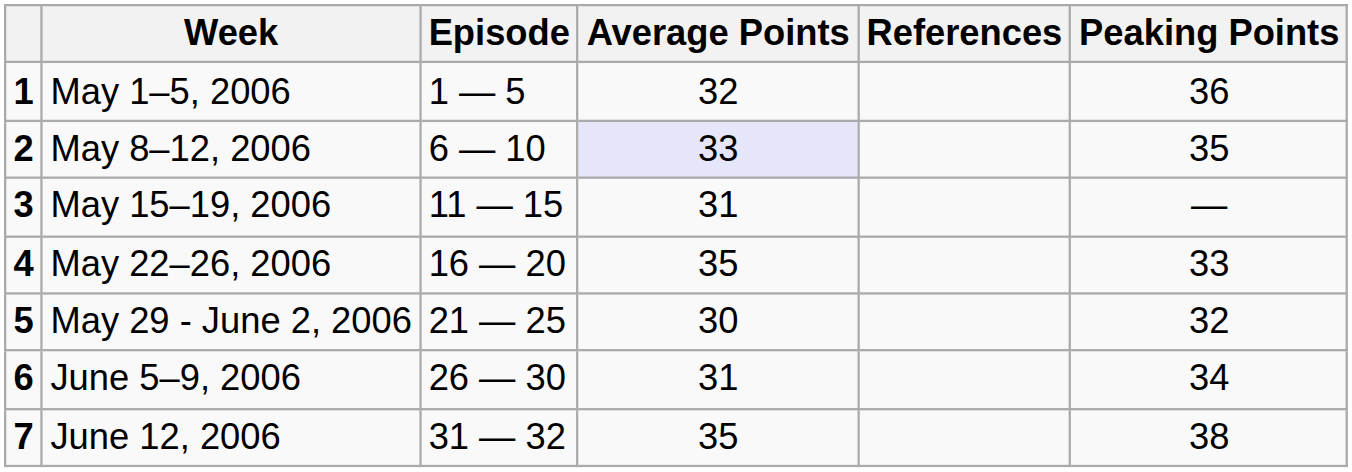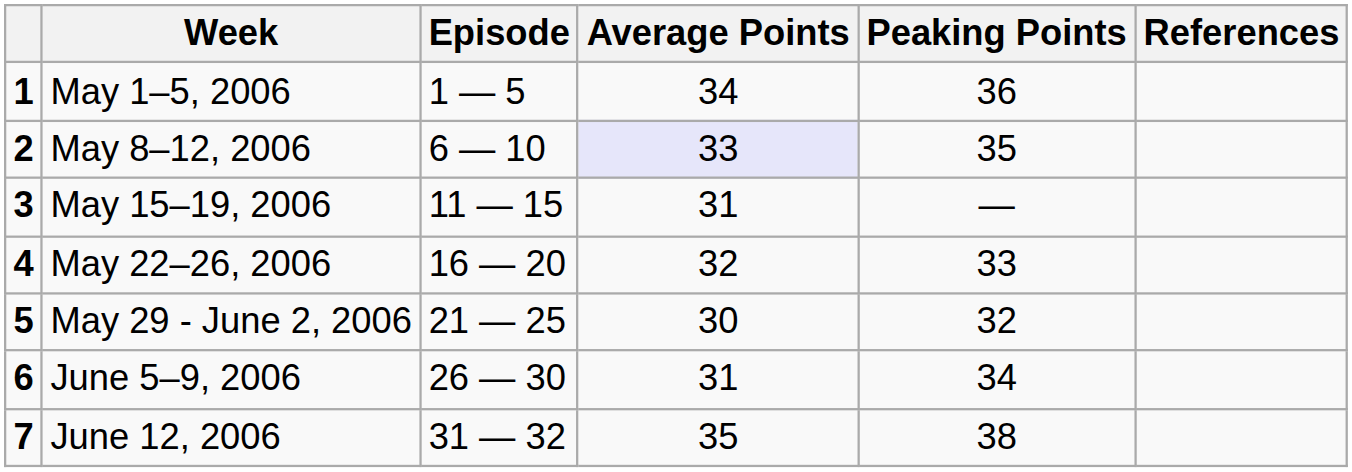columns swapped: (1209, 33) <-> (964, 33)
(718, 90) 32 -> (718, 90) 34
(718, 263) 35 -> (718, 263) 32
